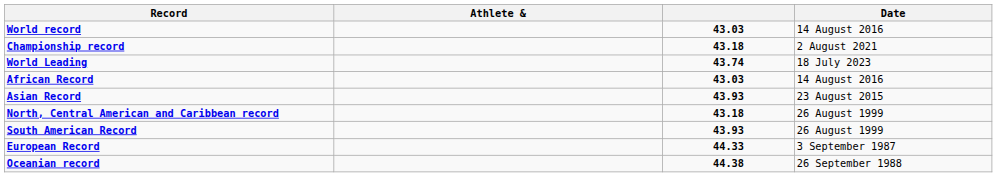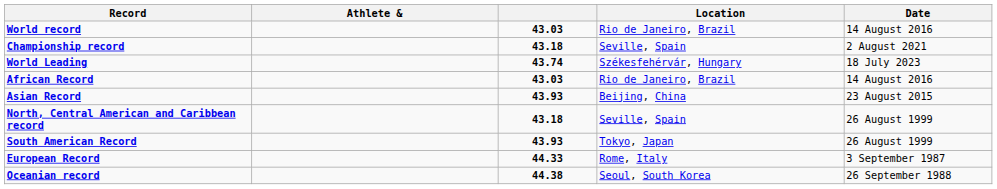+ column: (720, 13)
